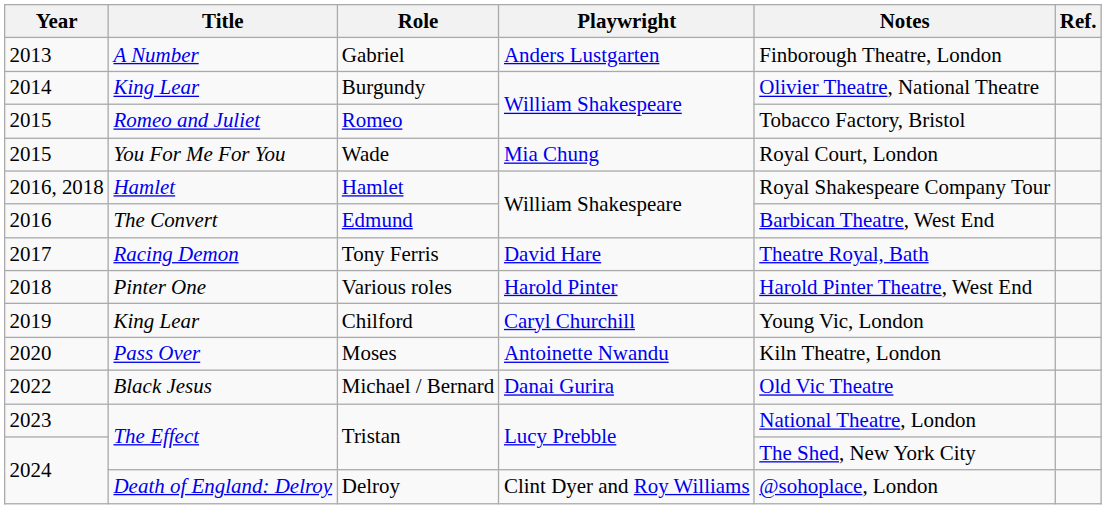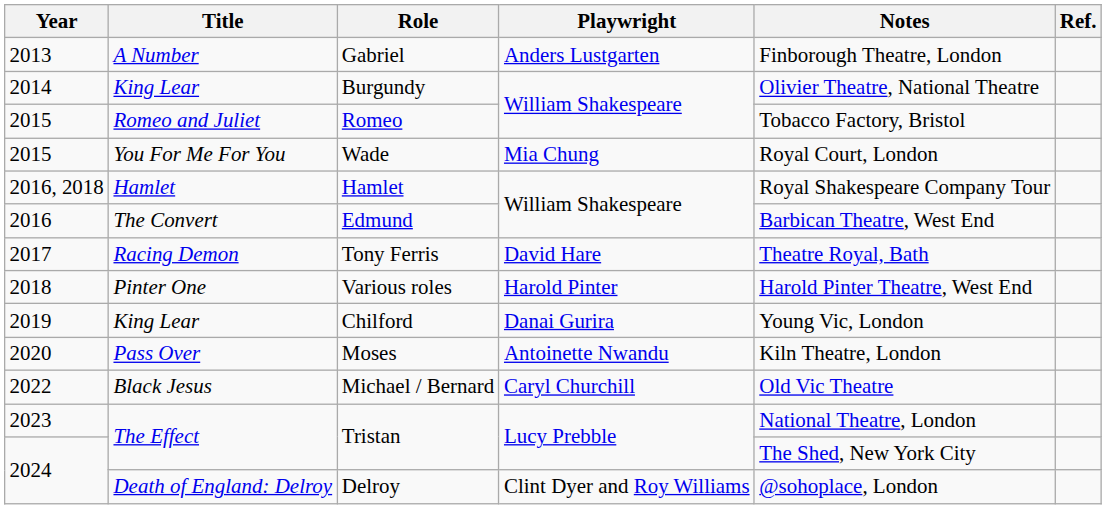(569, 320) Caryl Churchill -> (559, 320) Danai Gurira
(559, 386) Danai Gurira -> (569, 386) Caryl Churchill
